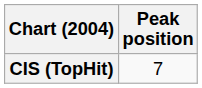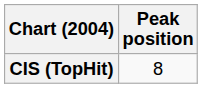(158, 68) 7 -> (158, 68) 8
